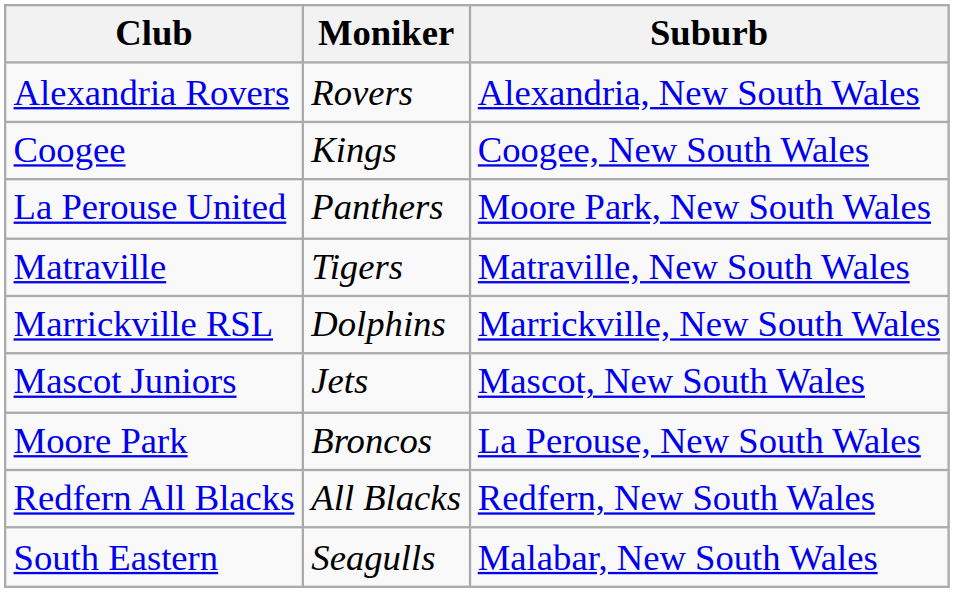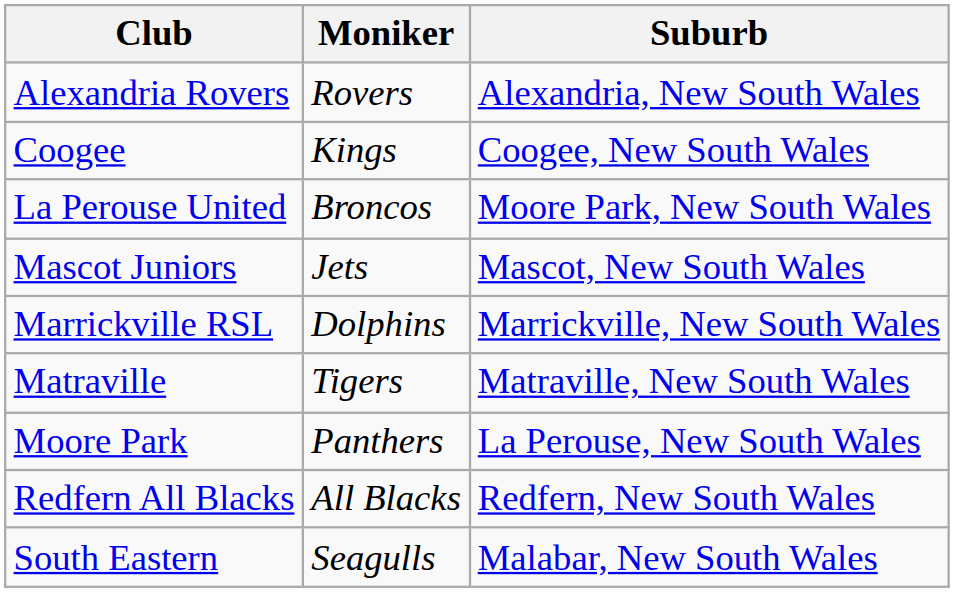(377, 207) Panthers -> (372, 207) Broncos
rows swapped: (125, 382) <-> (90, 265)
(372, 440) Broncos -> (377, 440) Panthers
